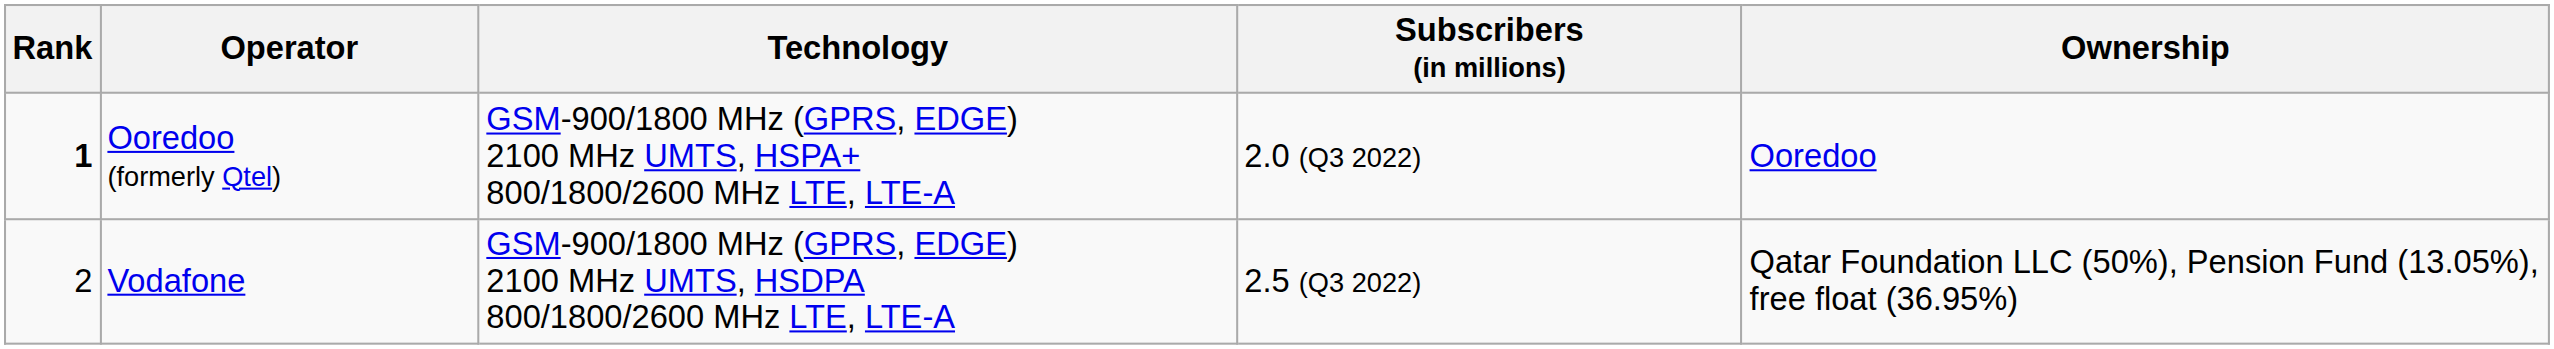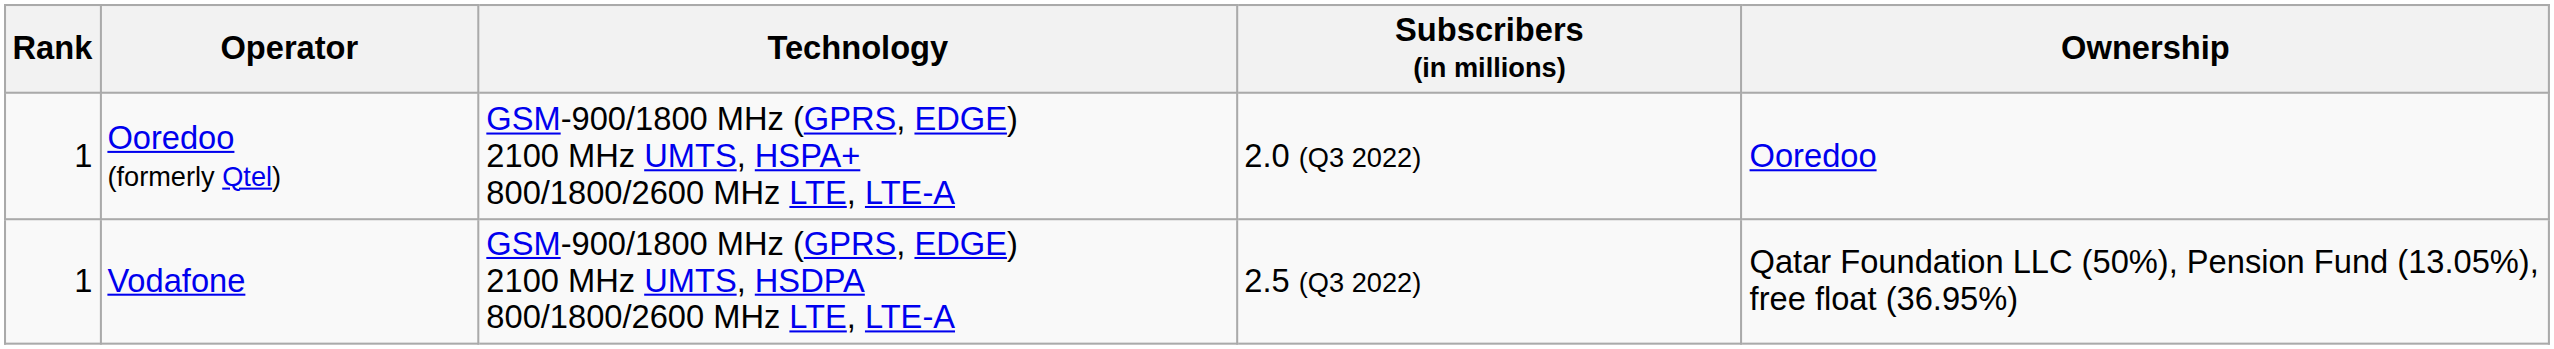(83, 155) bold -> (83, 155) normal
(83, 280) 2 -> (83, 280) 1
